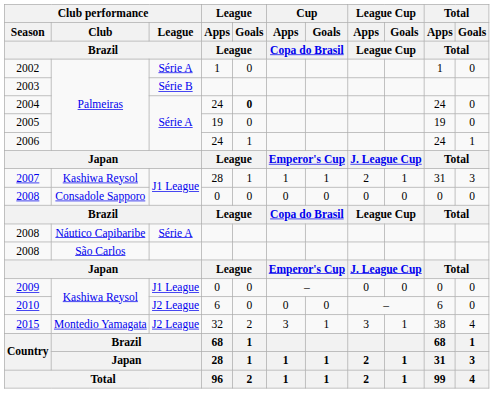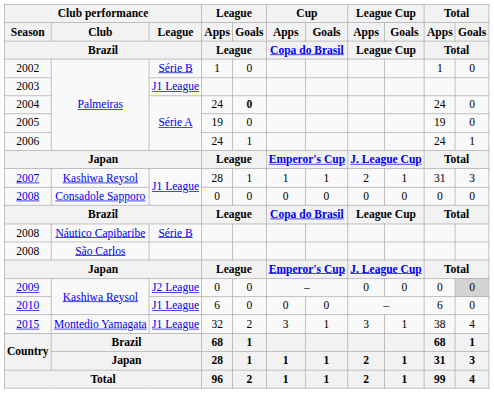(176, 68) Série A -> (176, 68) Série B
(176, 86) Série B -> (176, 86) J1 League
(176, 232) Série A -> (176, 232) Série B
(176, 287) J1 League -> (176, 287) J2 League
(472, 287) no background -> (472, 287) lightgrey background
(176, 305) J2 League -> (176, 305) J1 League
(176, 324) J2 League -> (176, 324) J1 League
